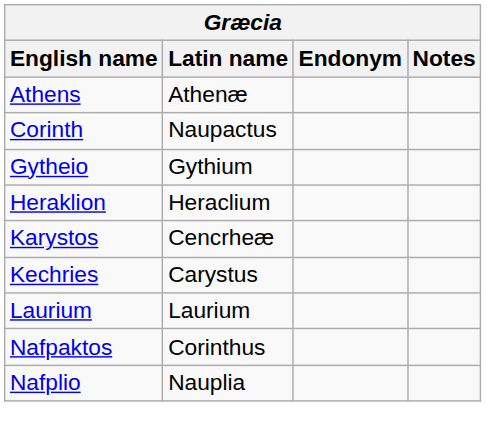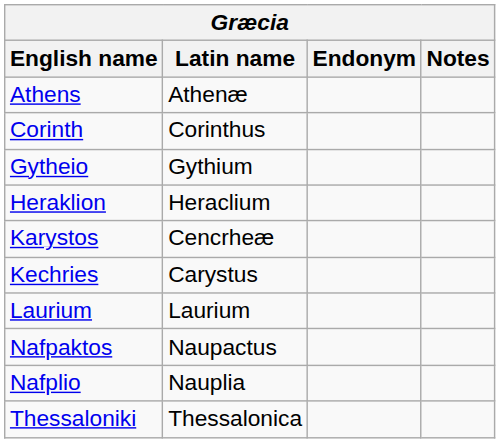(222, 130) Naupactus -> (217, 130) Corinthus
(217, 346) Corinthus -> (222, 346) Naupactus
+ row: (73, 418)
